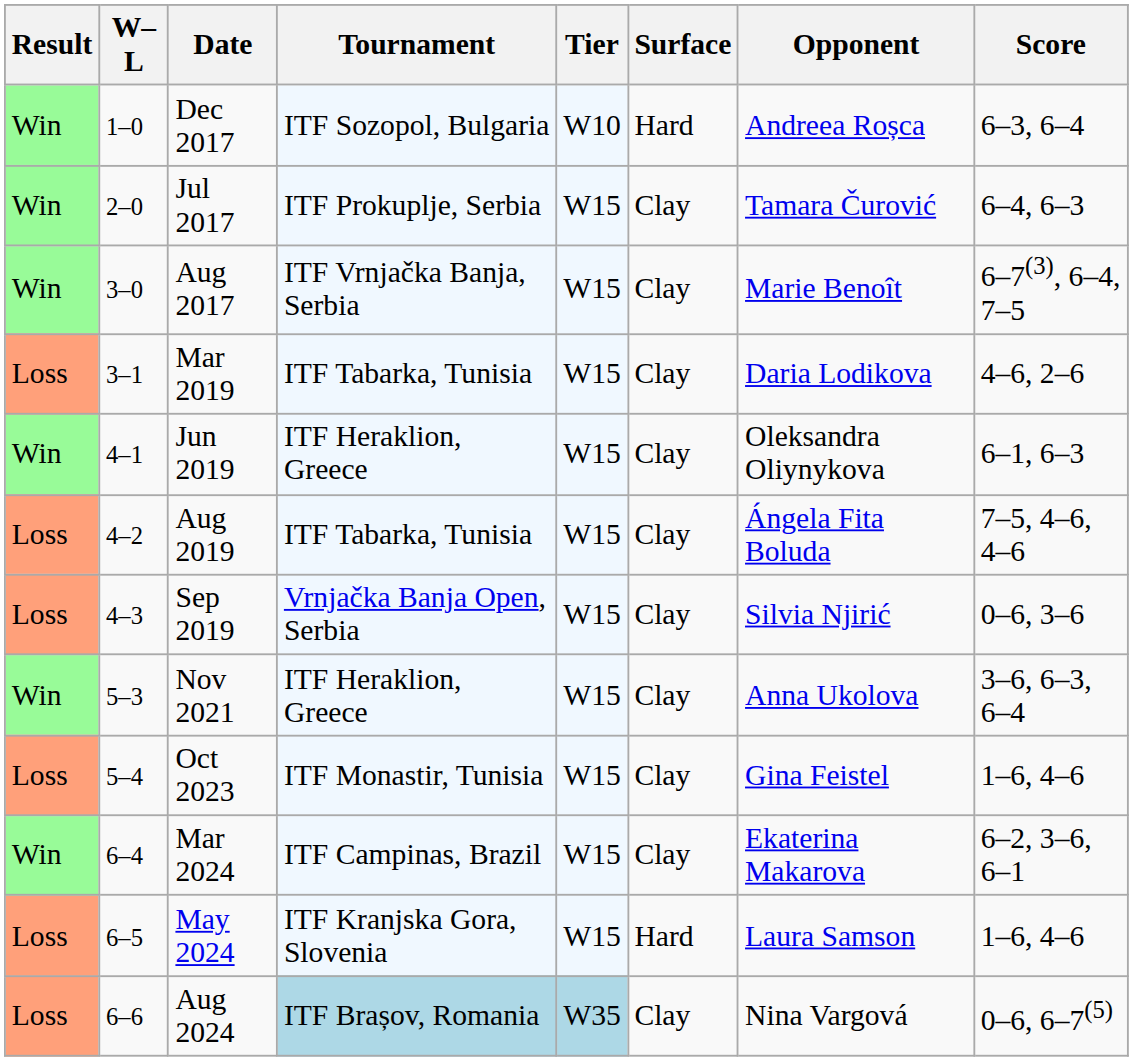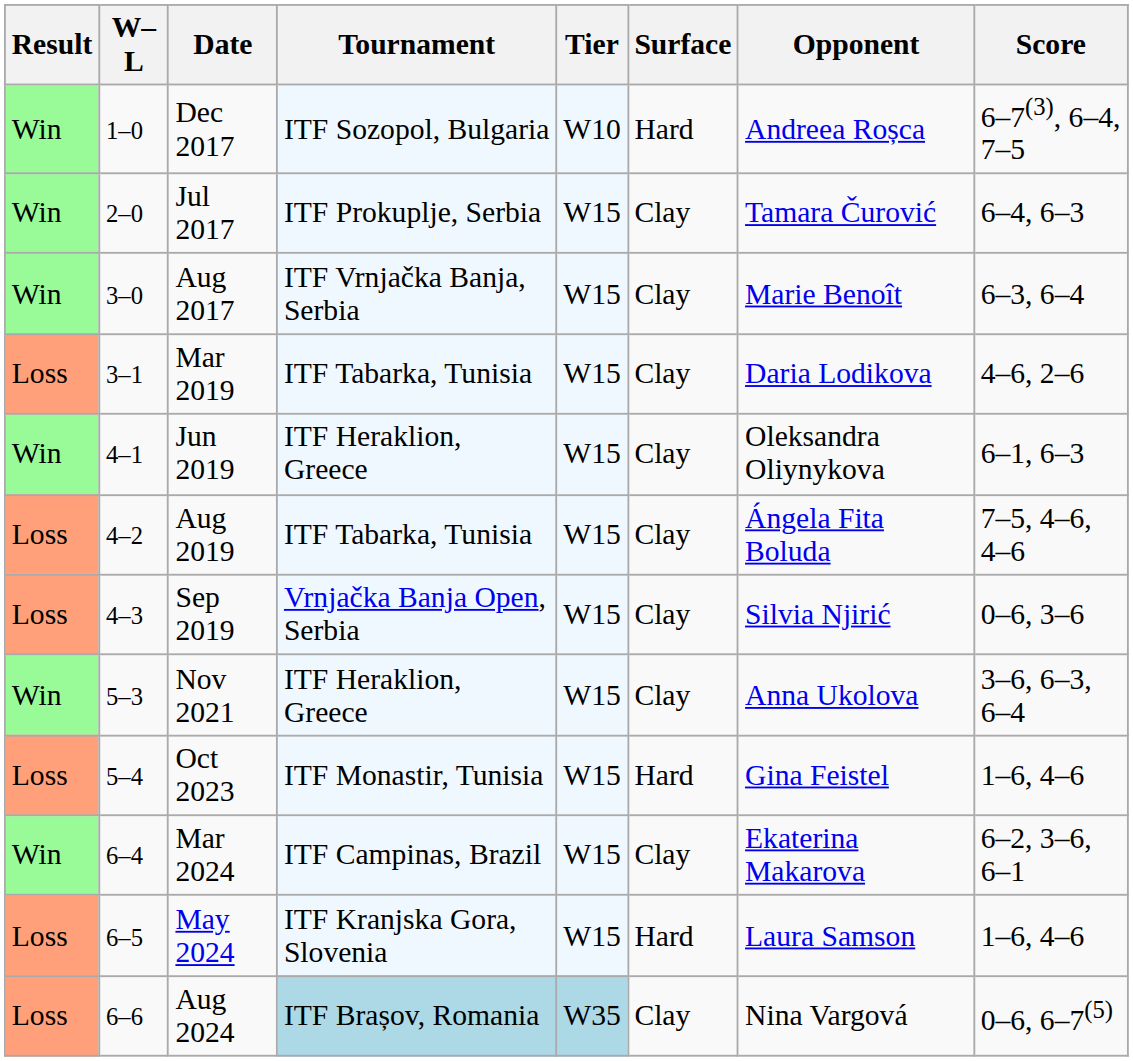(1032, 124) 6–3, 6–4 -> (1051, 128) 6–7(3), 6–4, 7–5
(1051, 289) 6–7(3), 6–4, 7–5 -> (1032, 293) 6–3, 6–4
(662, 774) Clay -> (664, 774) Hard
